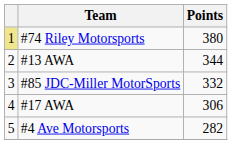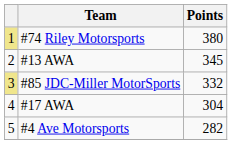(213, 61) 344 -> (213, 61) 345
(11, 83) no background -> (11, 83) khaki background
(213, 106) 306 -> (213, 106) 304
